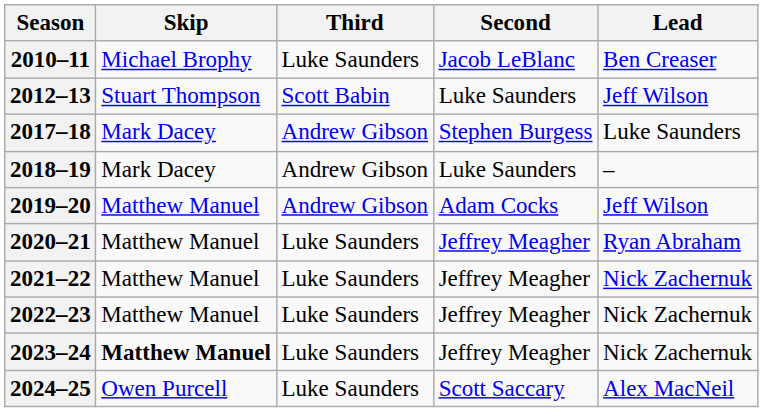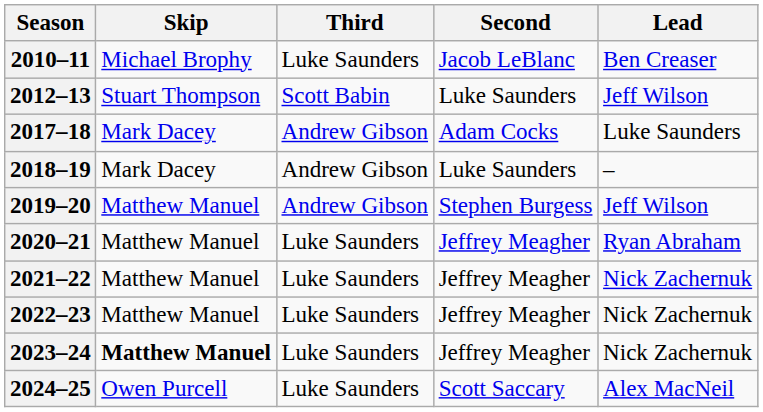(516, 132) Stephen Burgess -> (498, 132) Adam Cocks
(498, 205) Adam Cocks -> (516, 205) Stephen Burgess
